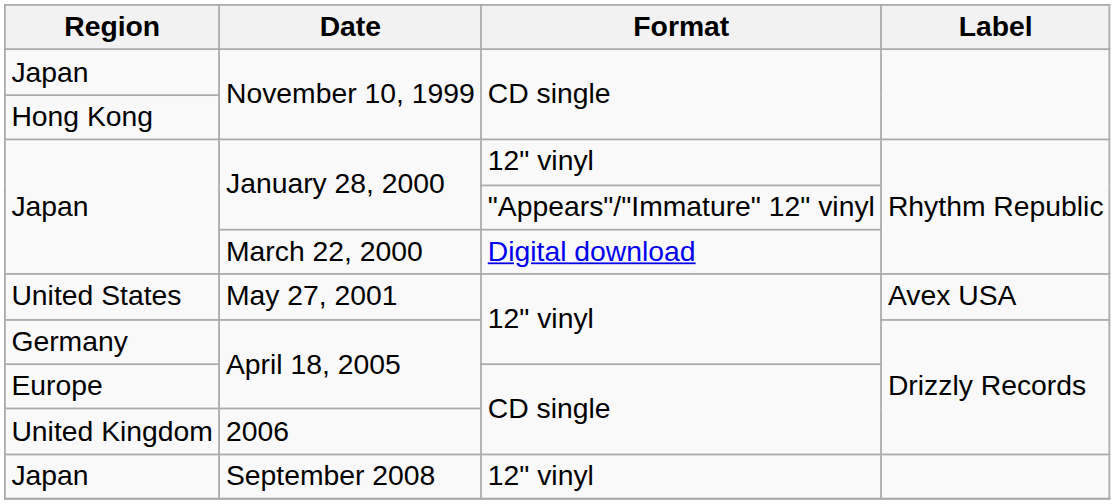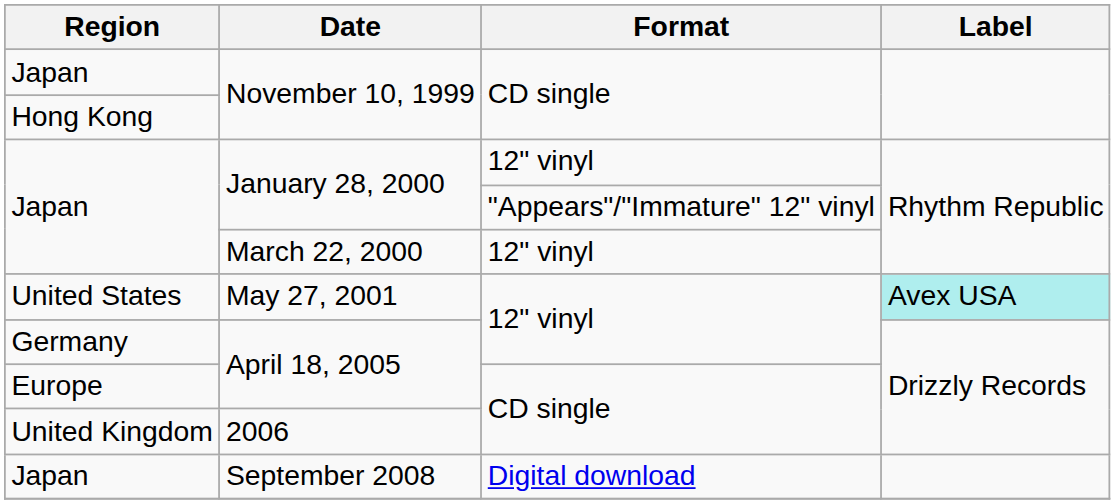(592, 251) Digital download -> (541, 251) 12" vinyl
(952, 296) no background -> (952, 296) paleturquoise background
(541, 476) 12" vinyl -> (592, 476) Digital download
